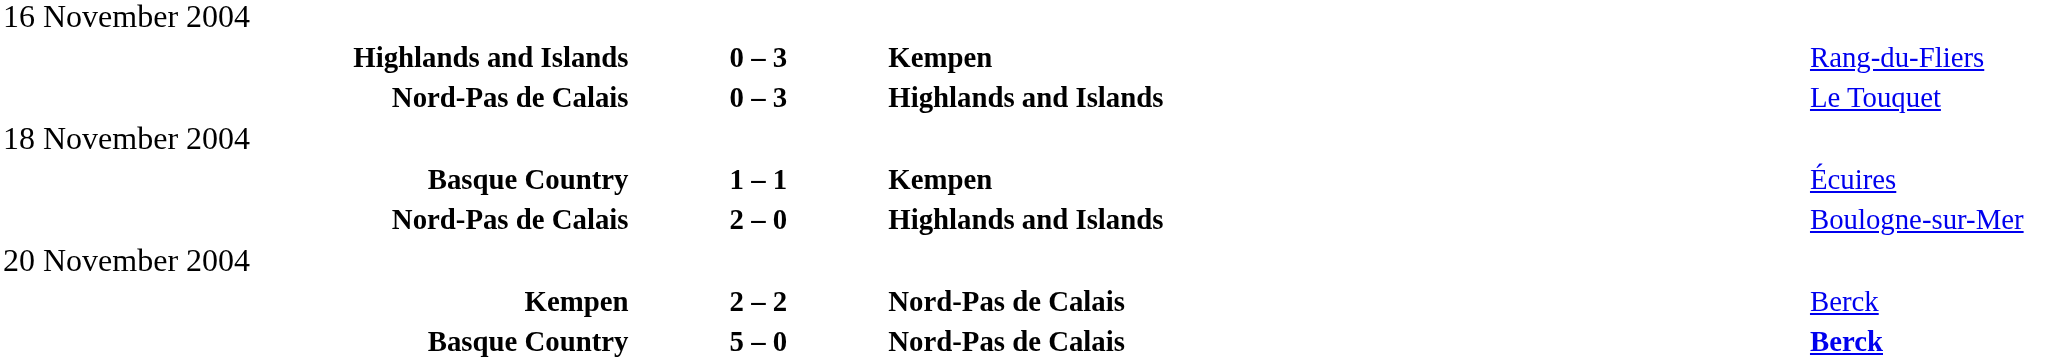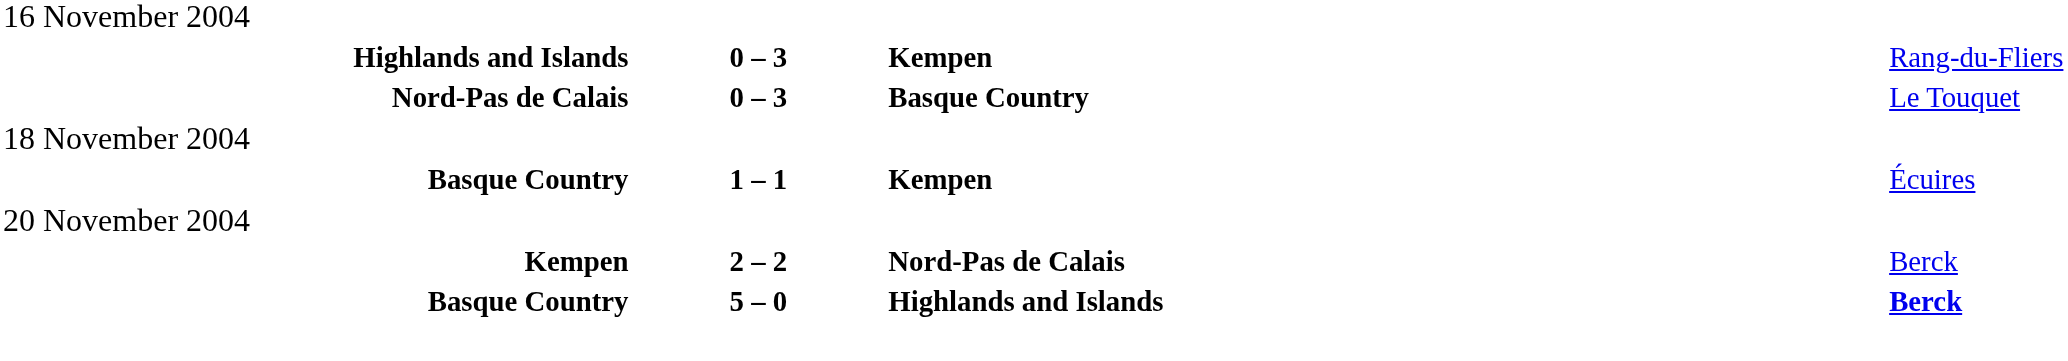(1026, 97) Highlands and Islands -> (989, 97) Basque Country
- row: (510, 219)
(1007, 341) Nord-Pas de Calais -> (1026, 301) Highlands and Islands
